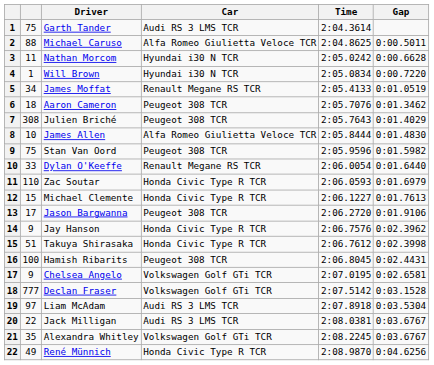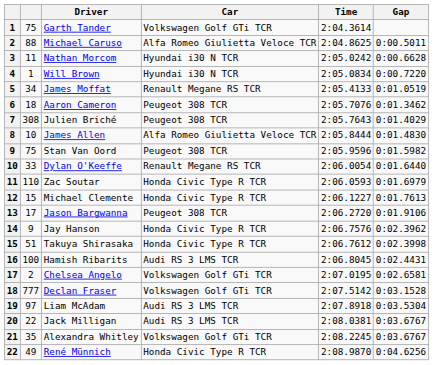(191, 28) Audi RS 3 LMS TCR -> (207, 28) Volkswagen Golf GTi TCR
(185, 260) Peugeot 308 TCR -> (191, 260) Audi RS 3 LMS TCR
(31, 275) 9 -> (31, 275) 2
